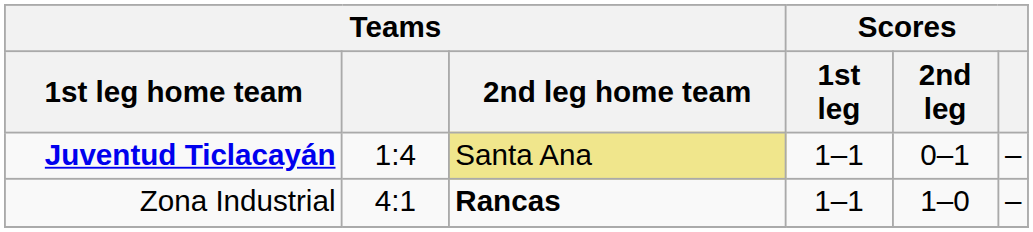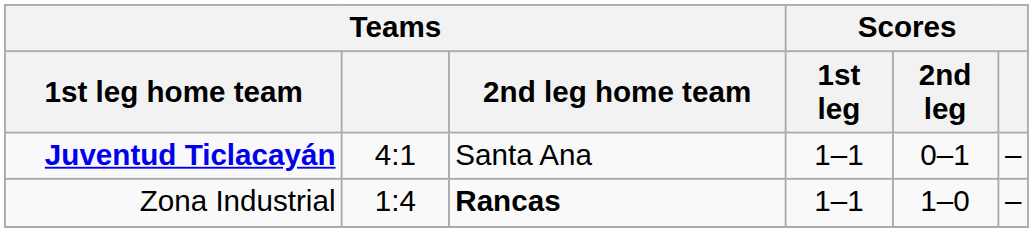(395, 155) 1:4 -> (395, 155) 4:1
(524, 155) khaki background -> (524, 155) no background
(395, 202) 4:1 -> (395, 202) 1:4
